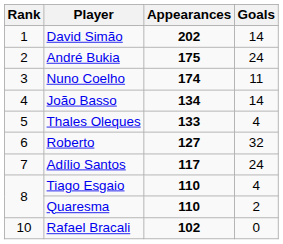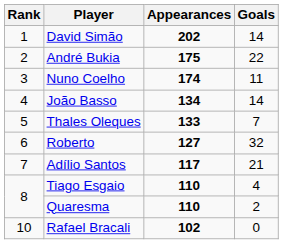(256, 57) 24 -> (256, 57) 22
(256, 121) 4 -> (256, 121) 7
(256, 164) 24 -> (256, 164) 21
